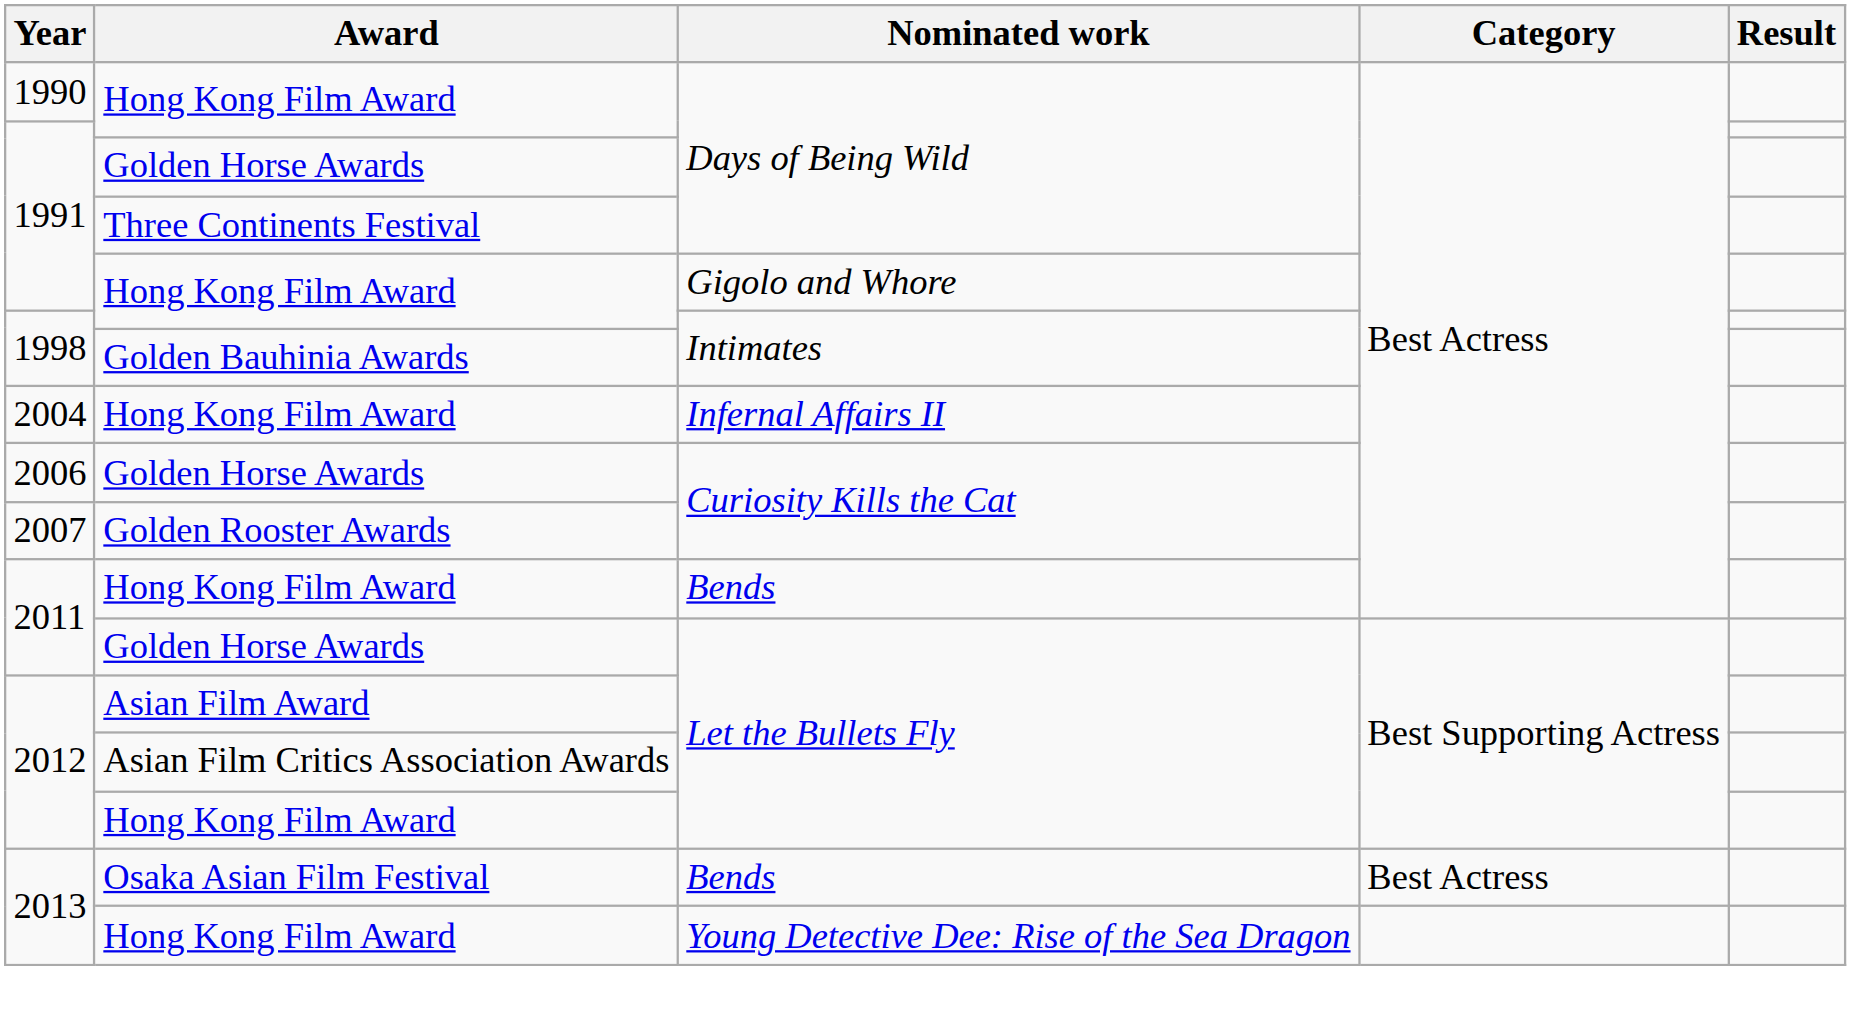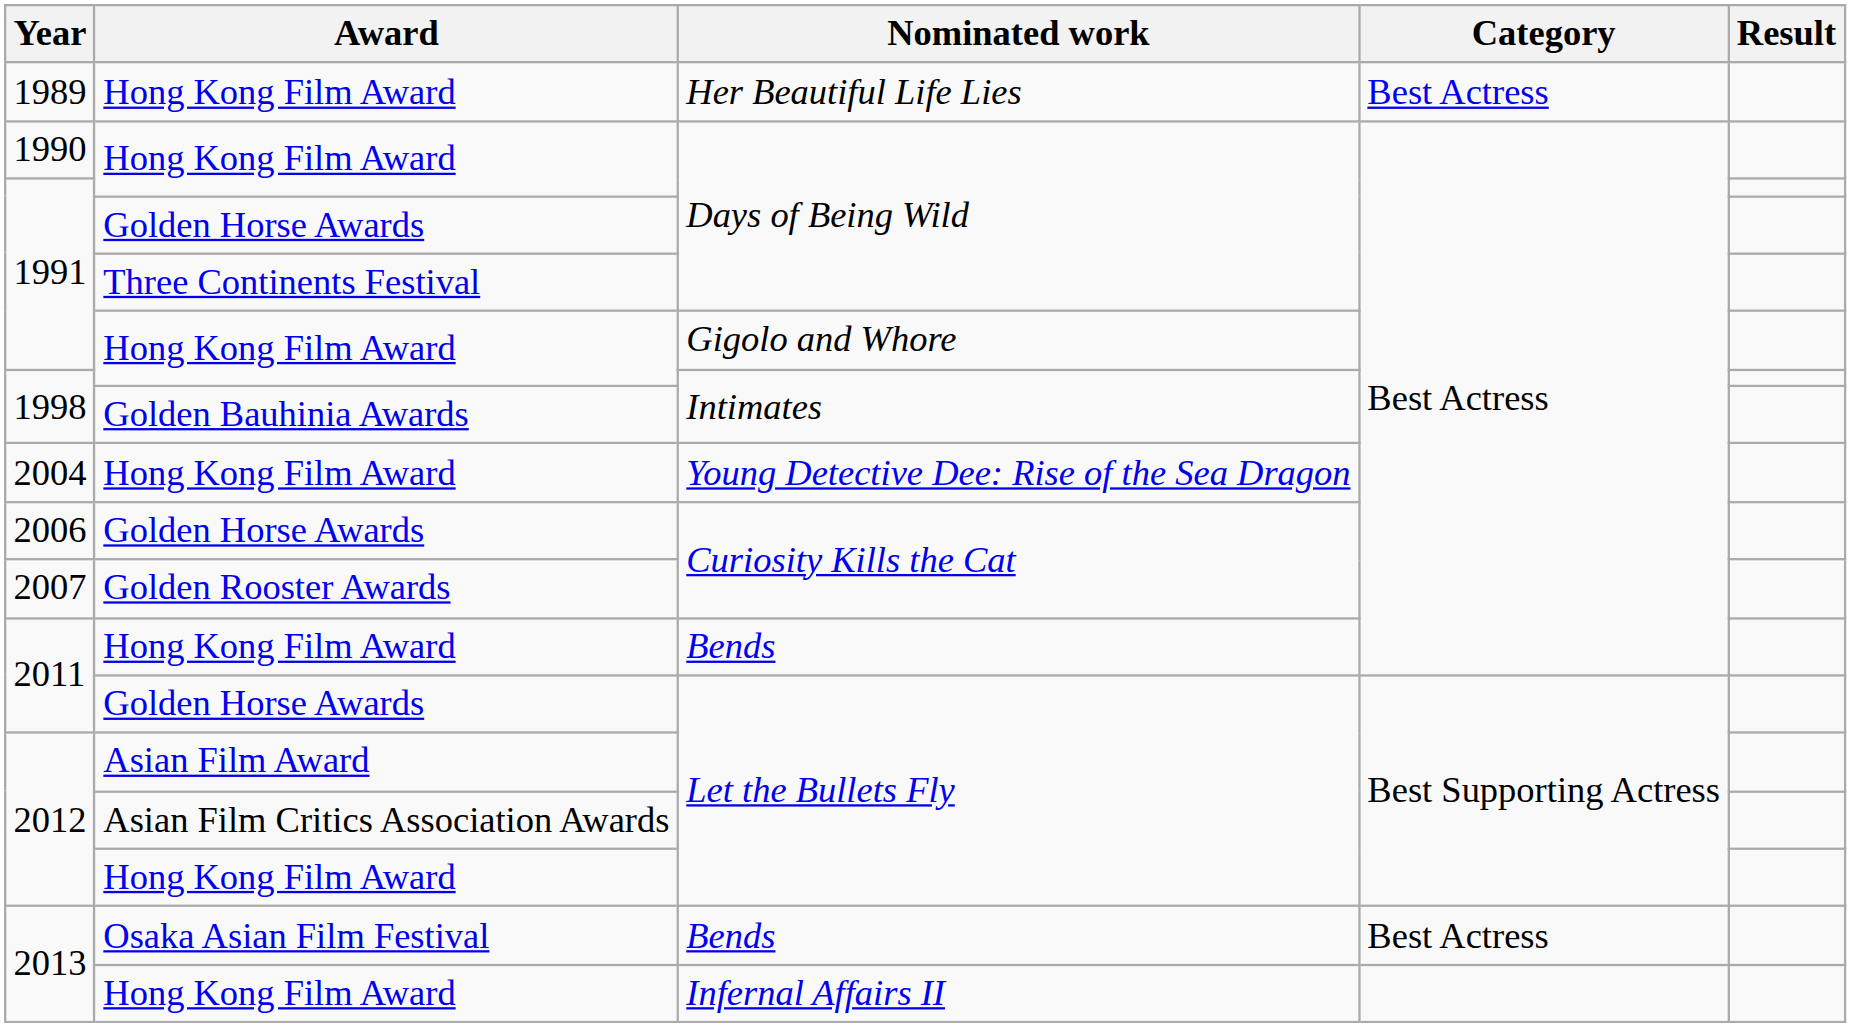+ row: (50, 91)
(816, 414) Infernal Affairs II -> (1018, 472) Young Detective Dee: Rise of the Sea Dragon
(1018, 934) Young Detective Dee: Rise of the Sea Dragon -> (816, 992) Infernal Affairs II
